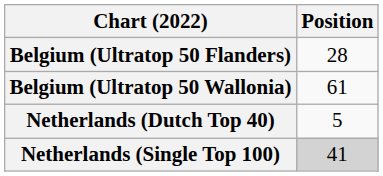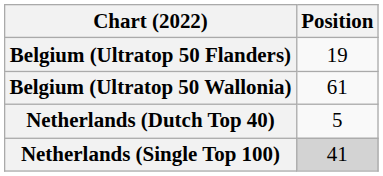(337, 54) 28 -> (337, 54) 19
